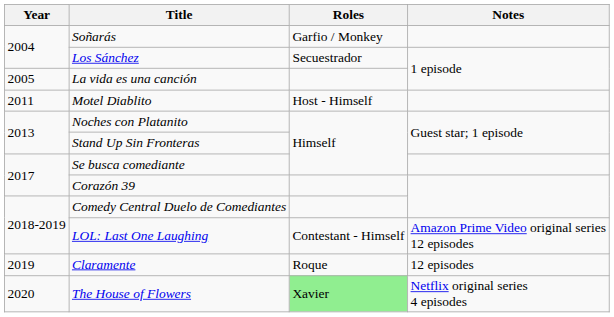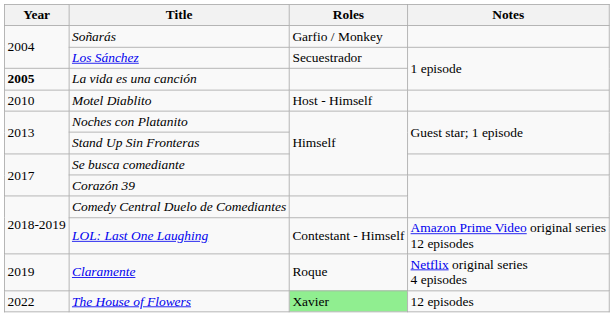(21, 79) normal -> (21, 79) bold
(21, 100) 2011 -> (21, 100) 2010
(442, 264) 12 episodes -> (469, 272) Netflix original series 4 episodes
(21, 293) 2020 -> (21, 301) 2022
(469, 293) Netflix original series 4 episodes -> (442, 301) 12 episodes
